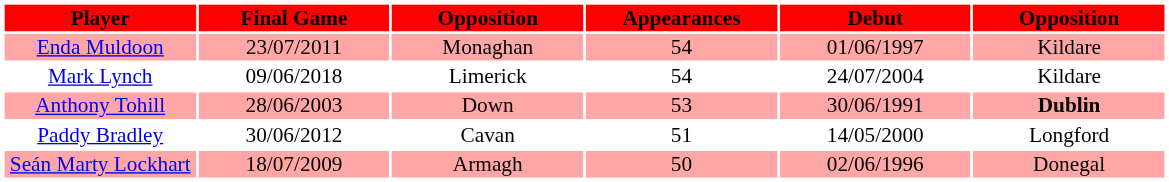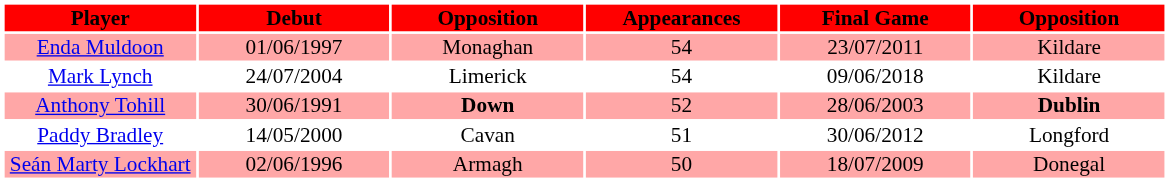columns swapped: (875, 17) <-> (294, 17)
(488, 105) normal -> (488, 105) bold
(682, 105) 53 -> (682, 105) 52
